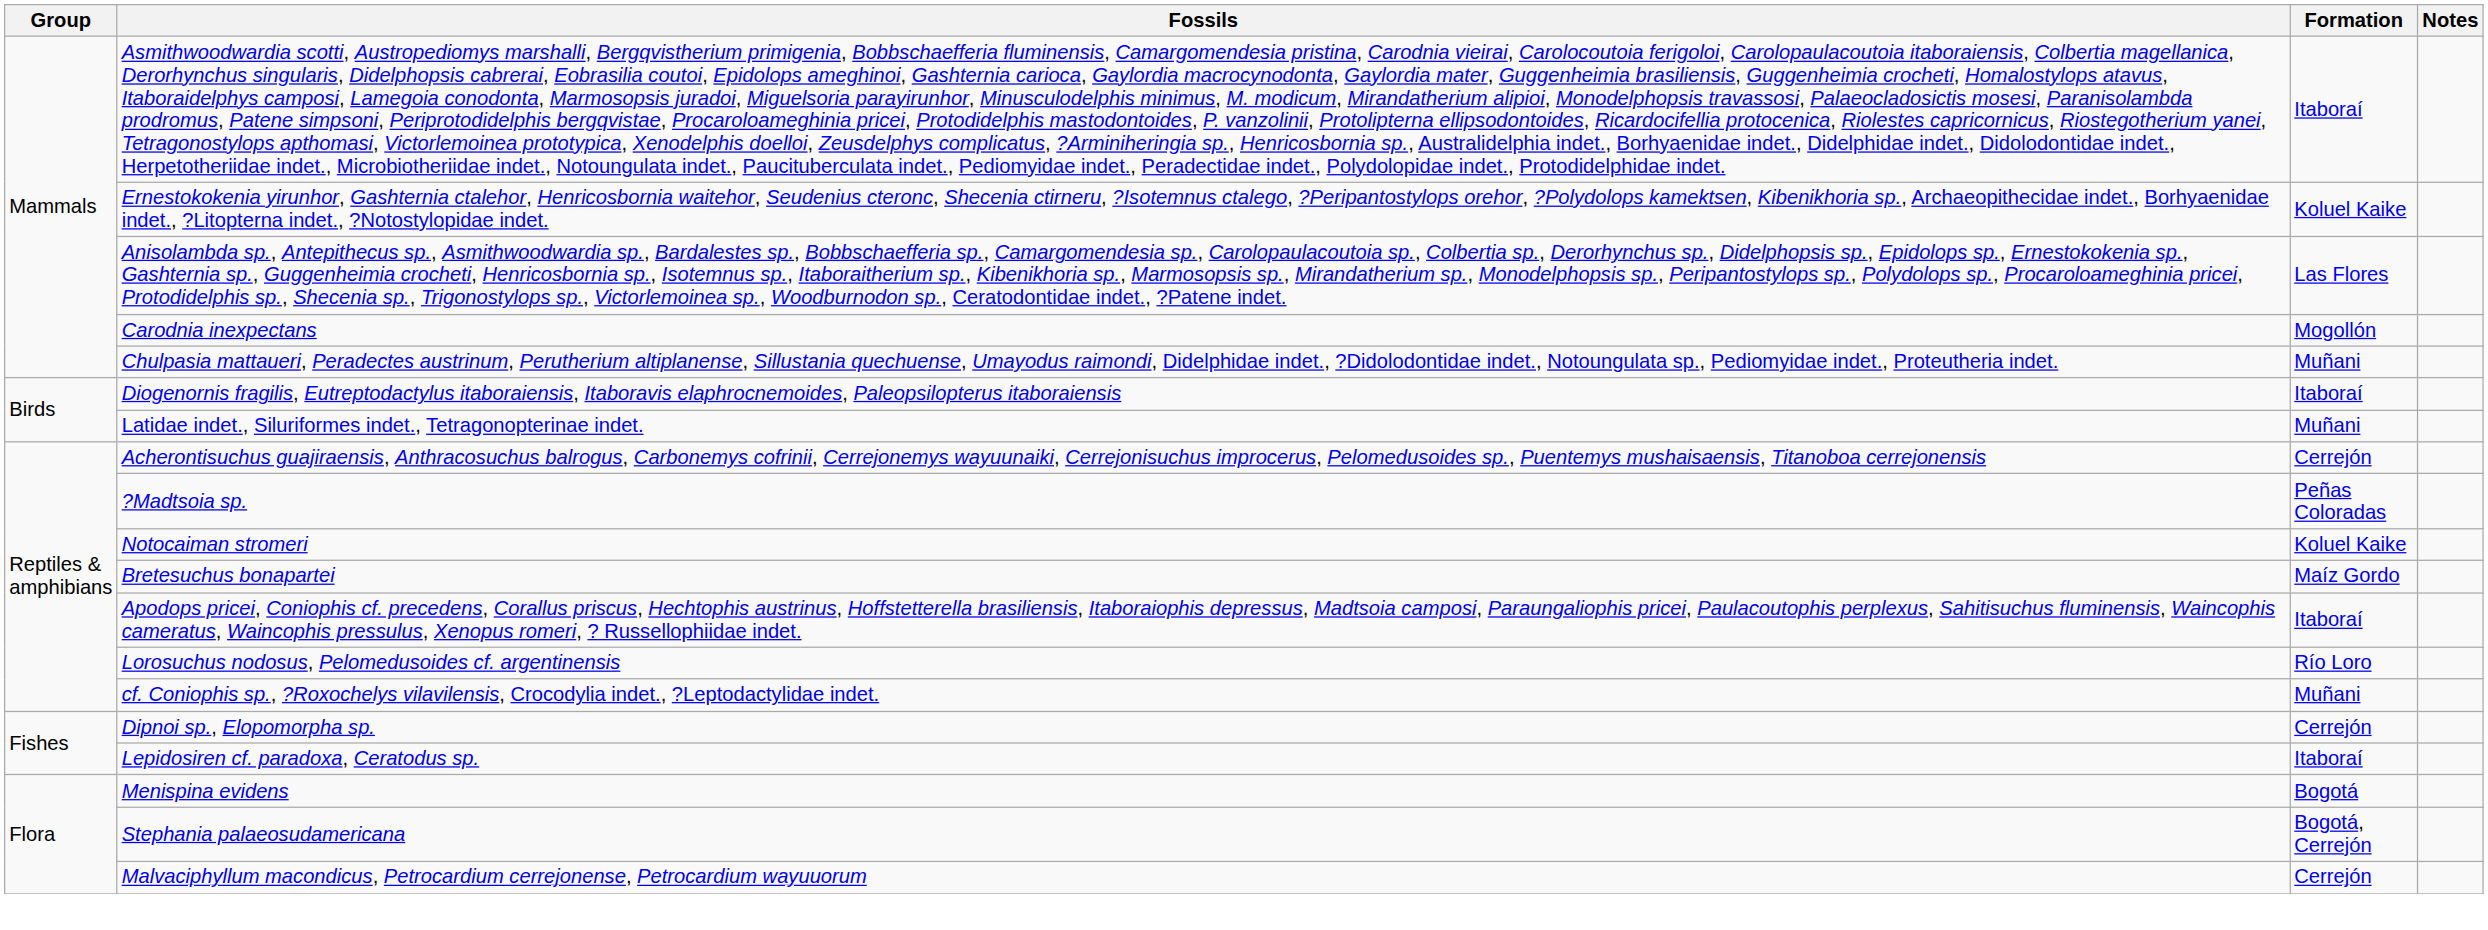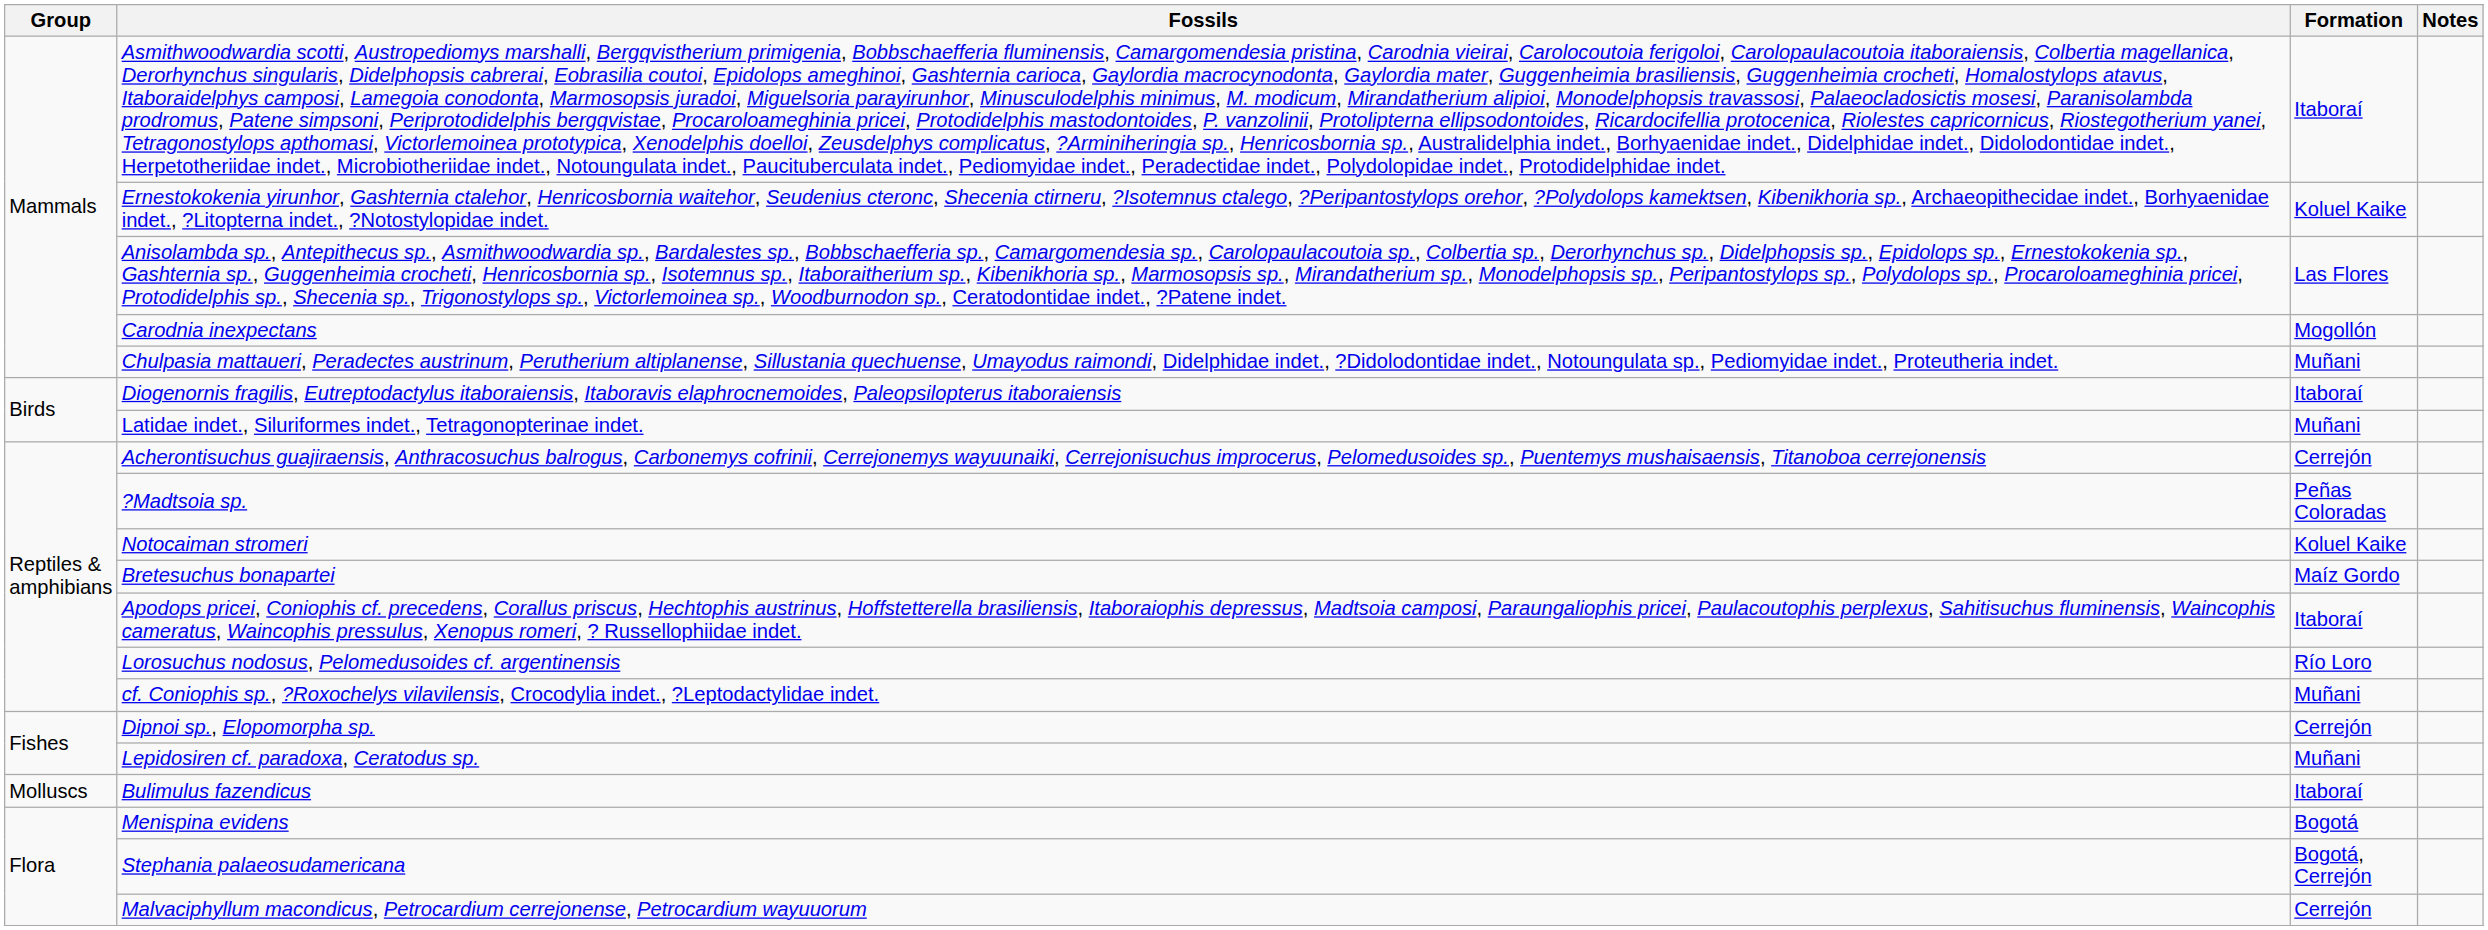(2328, 758) Itaboraí -> (2327, 758) Muñani
+ row: (216, 790)
